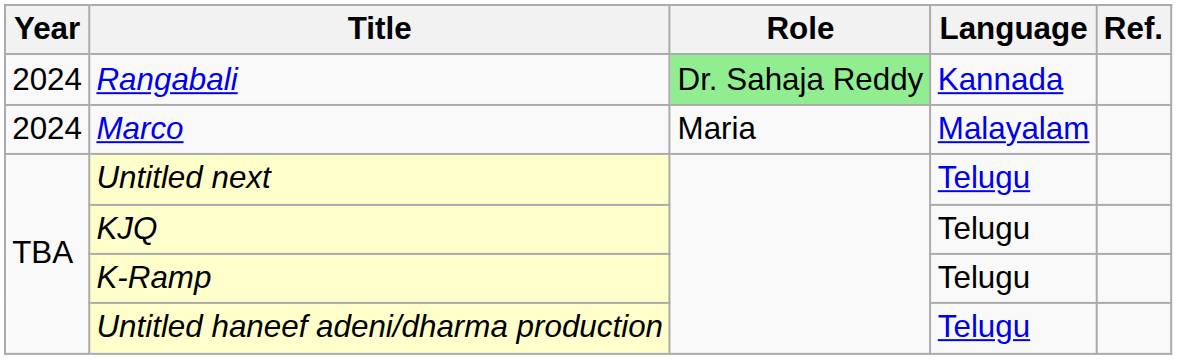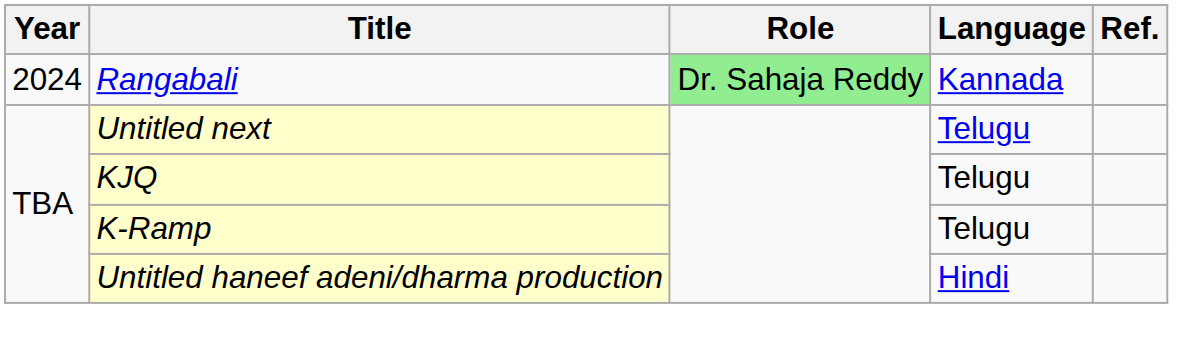- row: (140, 128)
(984, 327) Telugu -> (973, 278) Hindi
